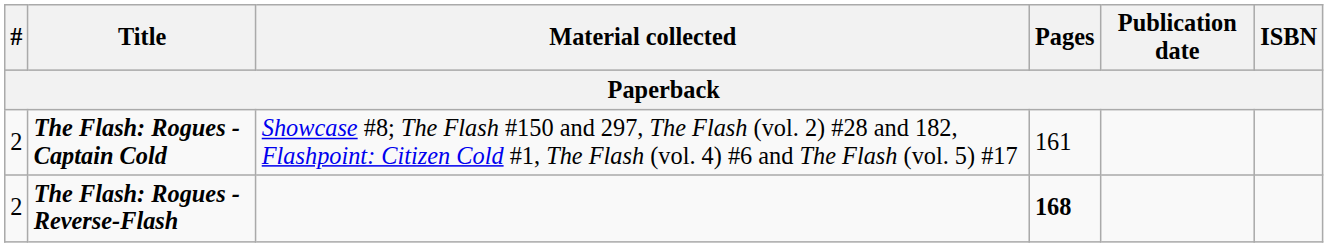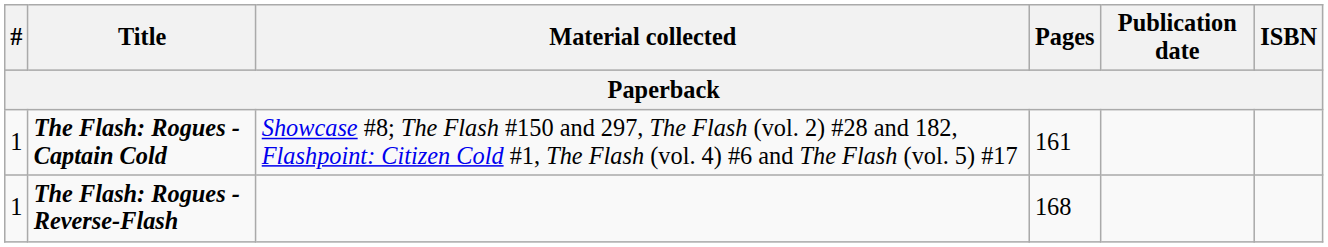(16, 141) 2 -> (16, 141) 1
(16, 207) 2 -> (16, 207) 1
(1053, 207) bold -> (1053, 207) normal
